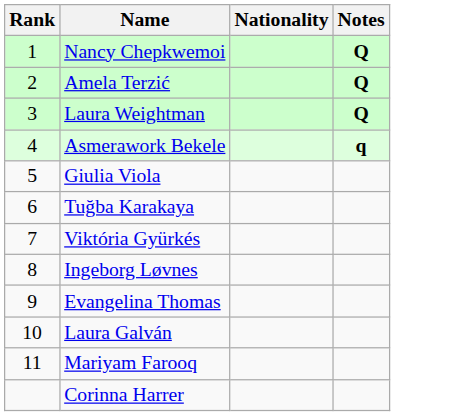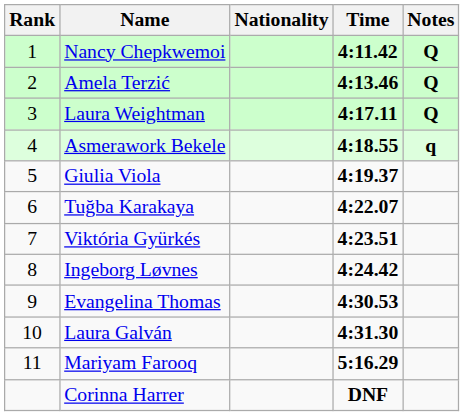+ column: (368, 20)
